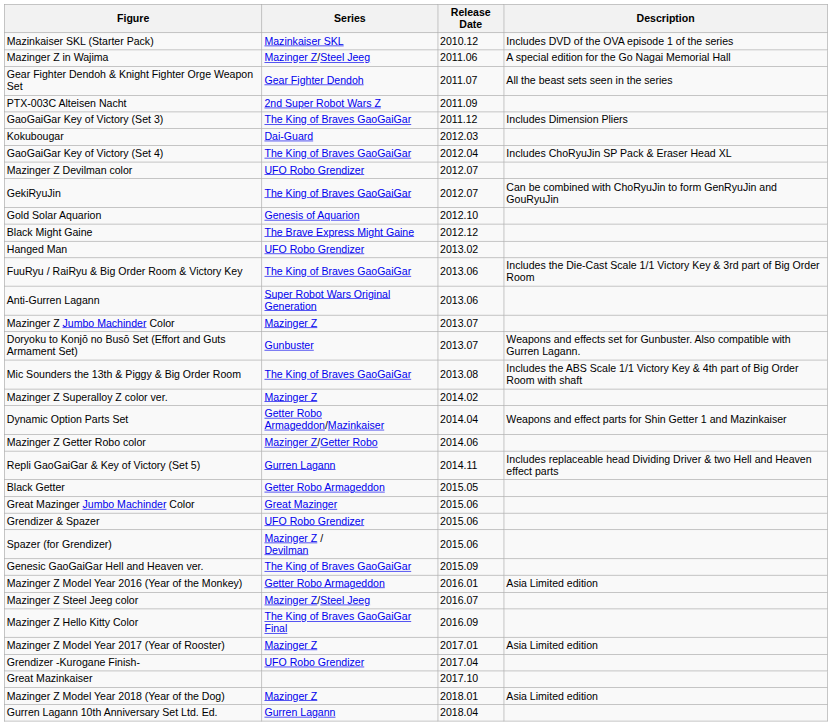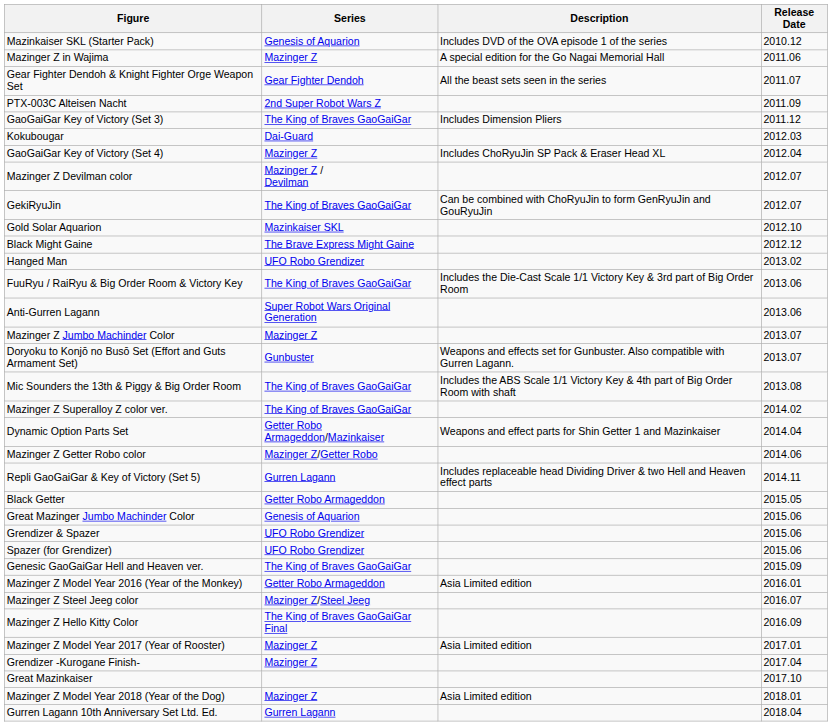columns swapped: (666, 18) <-> (471, 18)
(304, 41) Mazinkaiser SKL -> (312, 41) Genesis of Aquarion
(317, 58) Mazinger Z/Steel Jeeg -> (291, 58) Mazinger Z
(338, 153) The King of Braves GaoGaiGar -> (291, 153) Mazinger Z
(314, 170) UFO Robo Grendizer -> (294, 176) Mazinger Z / Devilman
(312, 215) Genesis of Aquarion -> (304, 227) Mazinkaiser SKL
(291, 397) Mazinger Z -> (338, 409) The King of Braves GaoGaiGar
(301, 504) Great Mazinger -> (312, 516) Genesis of Aquarion
(294, 544) Mazinger Z / Devilman -> (314, 550) UFO Robo Grendizer
(314, 662) UFO Robo Grendizer -> (291, 662) Mazinger Z
